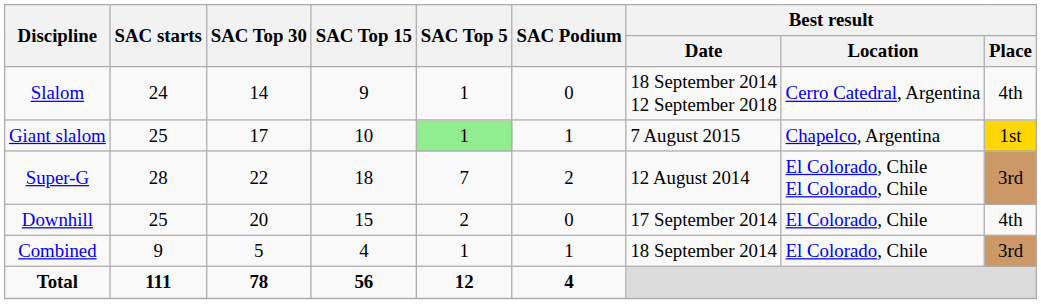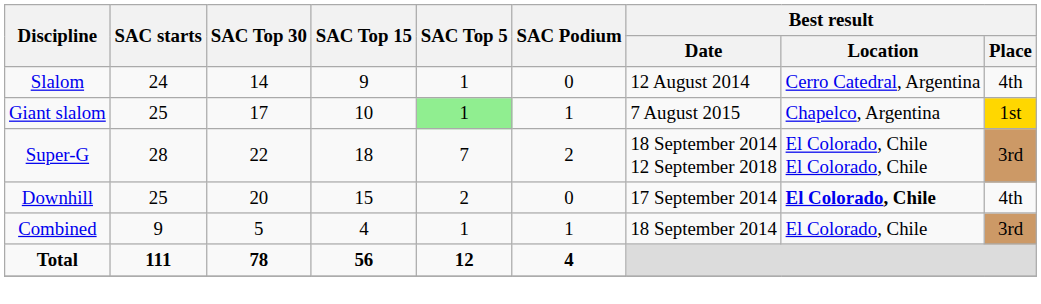(704, 93) 18 September 2014 12 September 2018 -> (690, 82) 12 August 2014
(690, 178) 12 August 2014 -> (704, 155) 18 September 2014 12 September 2018
(856, 220) normal -> (861, 197) bold
